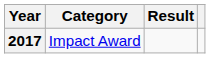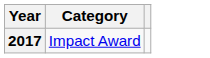- column: (171, 16)
